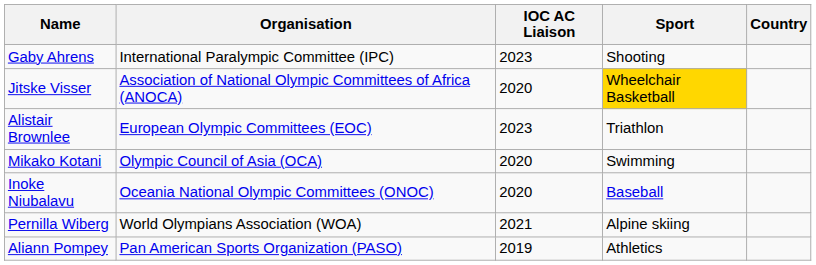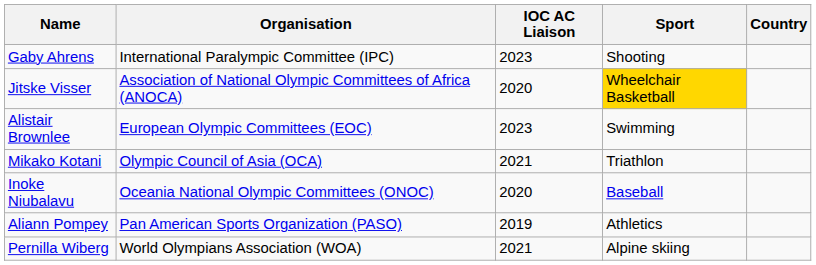(635, 128) Triathlon -> (641, 128) Swimming
(516, 160) 2020 -> (516, 160) 2021
(641, 160) Swimming -> (635, 160) Triathlon
rows swapped: (58, 248) <-> (58, 224)
